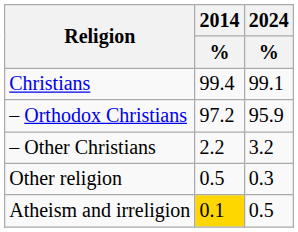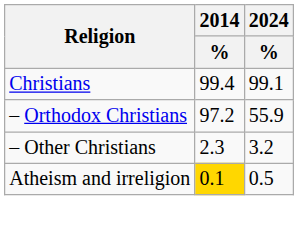(266, 115) 95.9 -> (266, 115) 55.9
(212, 147) 2.2 -> (212, 147) 2.3
- row: (66, 178)
